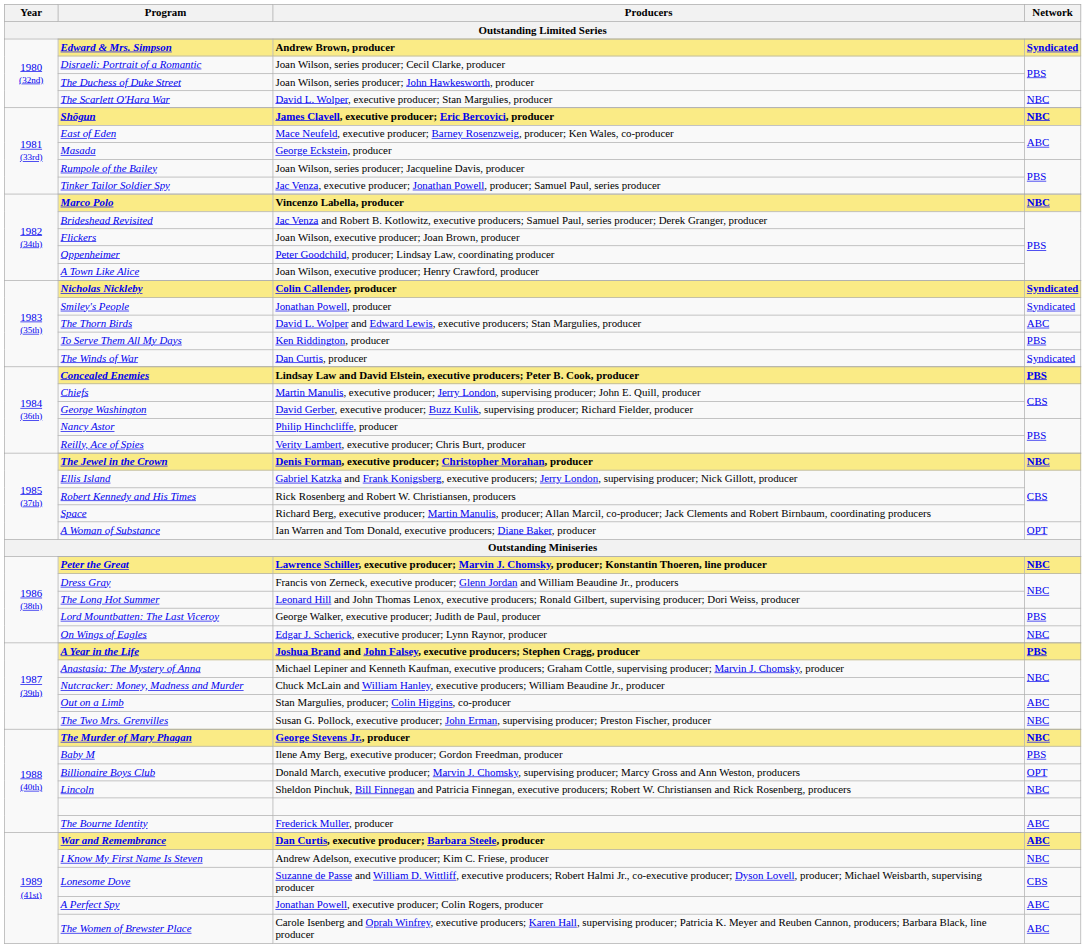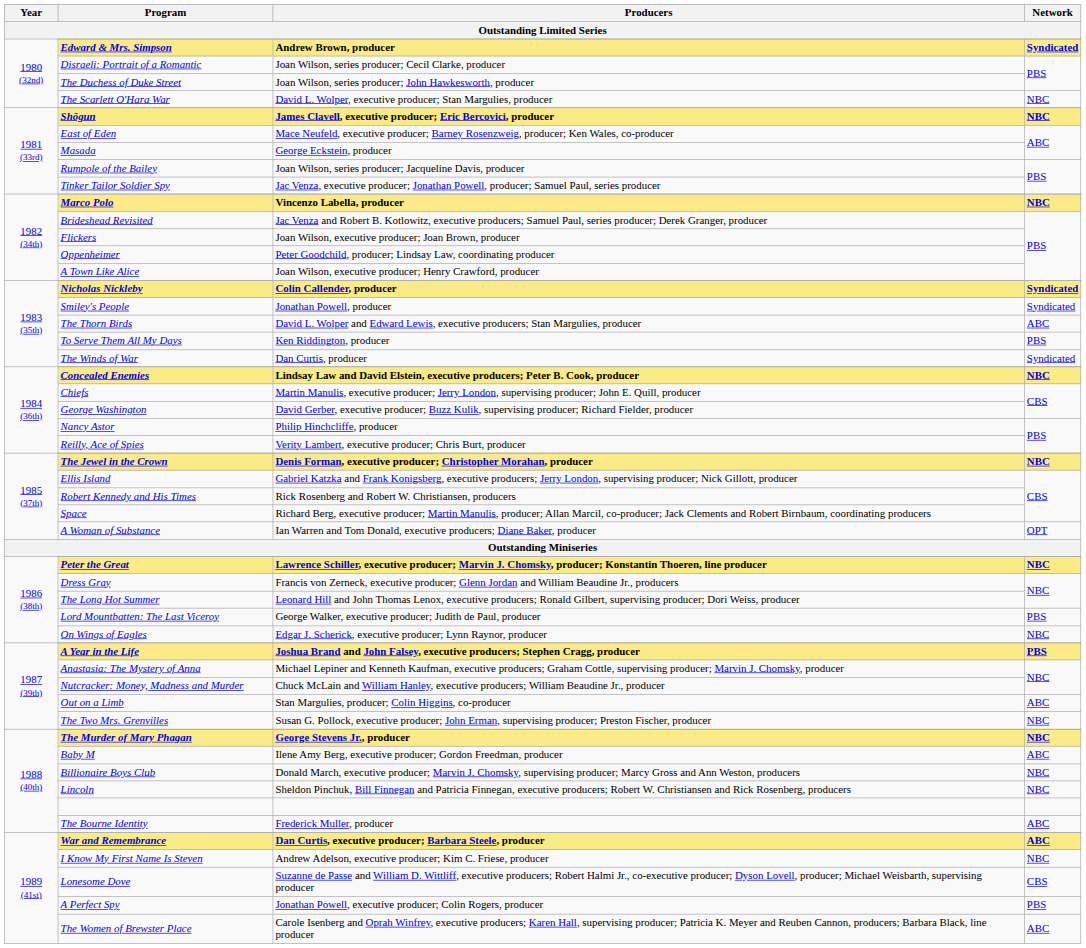(1037, 375) PBS -> (1038, 375) NBC
(1037, 755) PBS -> (1038, 755) ABC
(1037, 772) OPT -> (1038, 772) NBC
(1038, 905) ABC -> (1037, 905) PBS
